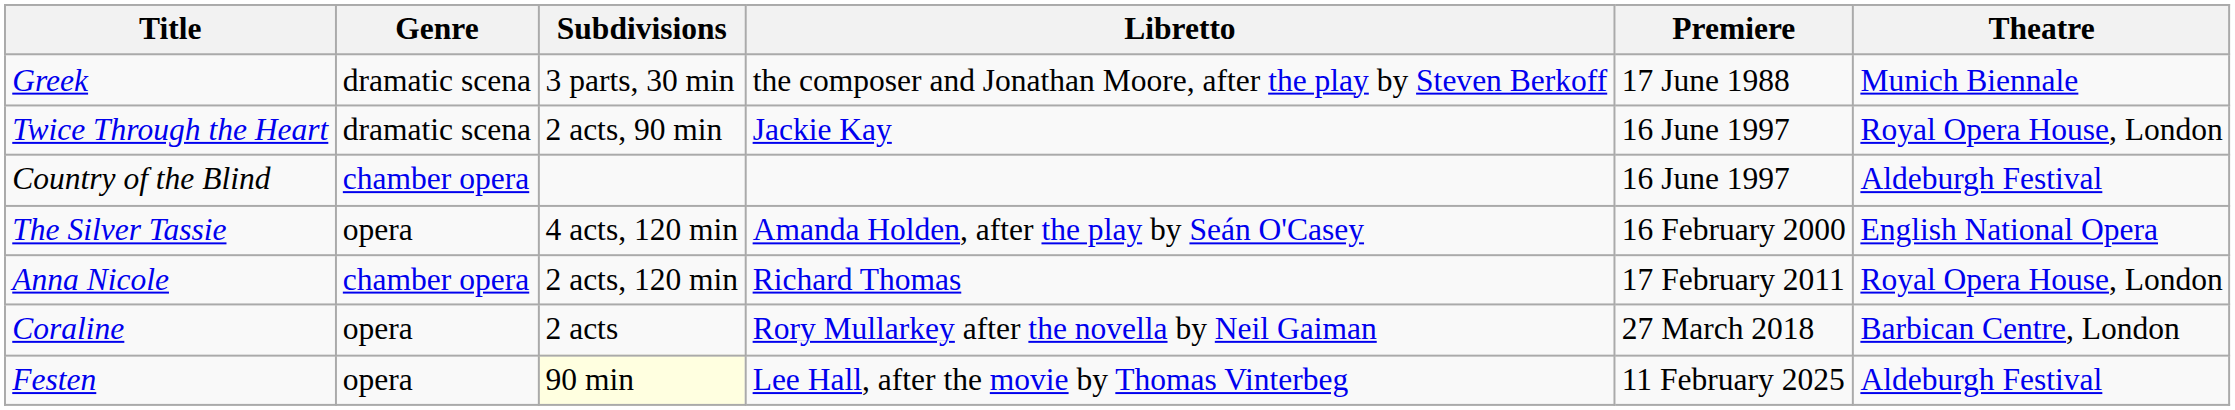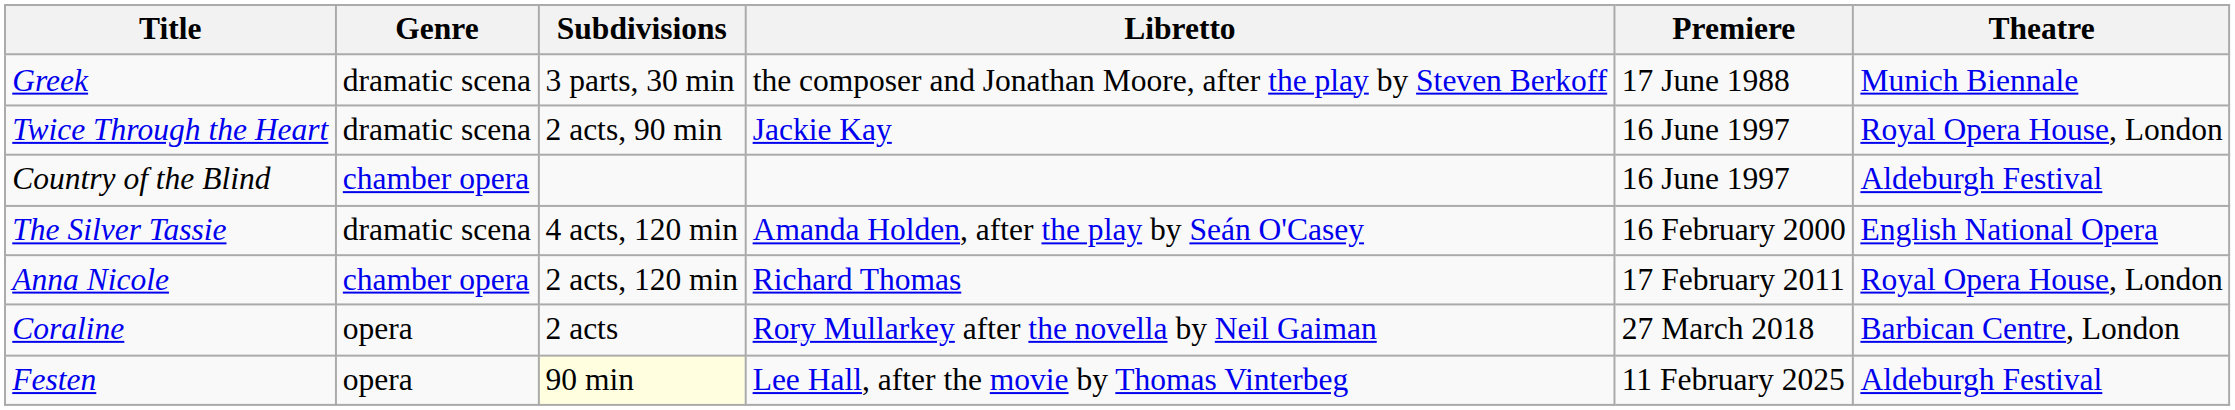(378, 229) opera -> (437, 229) dramatic scena
